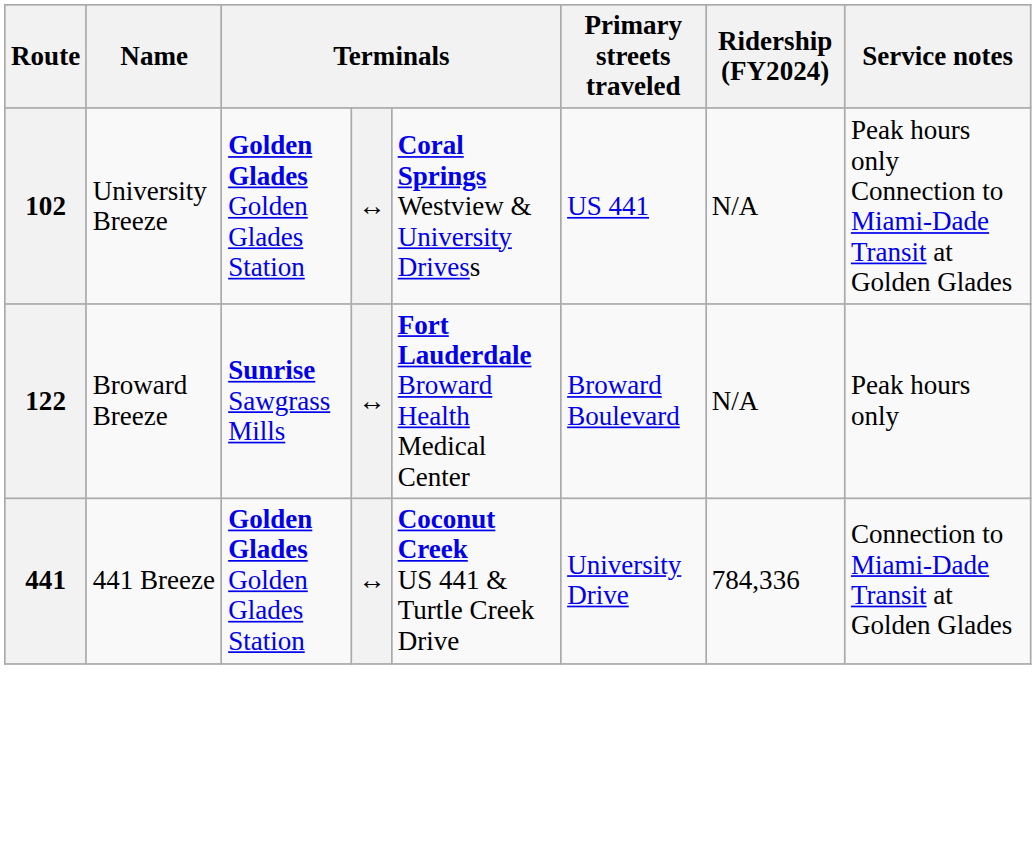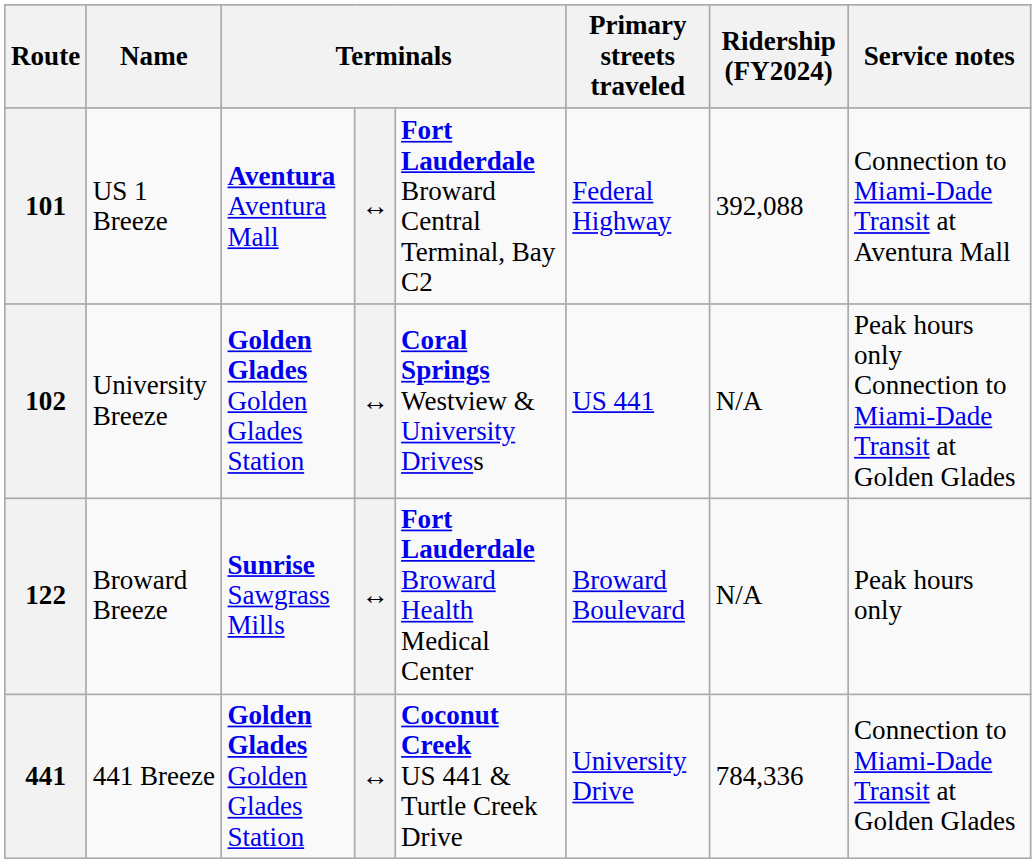+ row: (46, 205)
